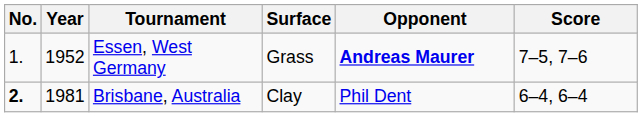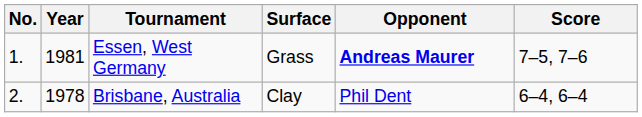(65, 57) 1952 -> (65, 57) 1981
(16, 96) bold -> (16, 96) normal
(65, 96) 1981 -> (65, 96) 1978
